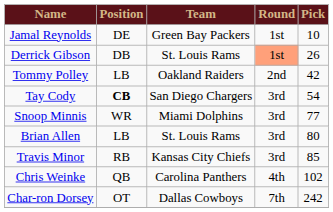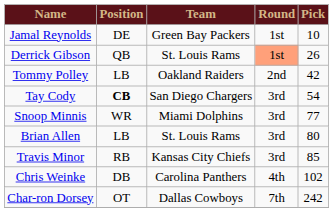(121, 55) DB -> (121, 55) QB
(121, 177) QB -> (121, 177) DB
